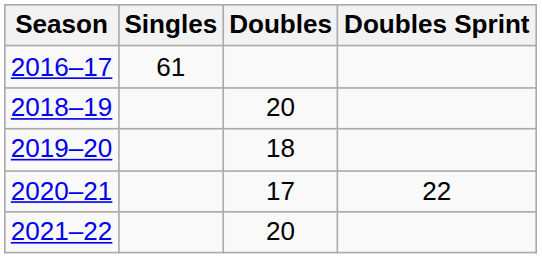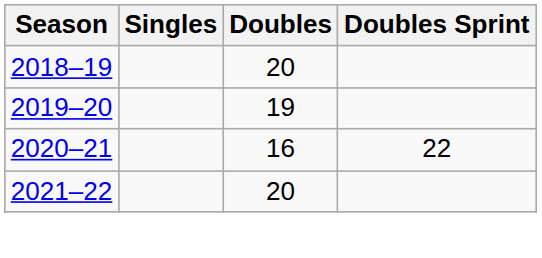- row: (62, 66)
(281, 149) 18 -> (281, 107) 19
(281, 190) 17 -> (281, 149) 16
